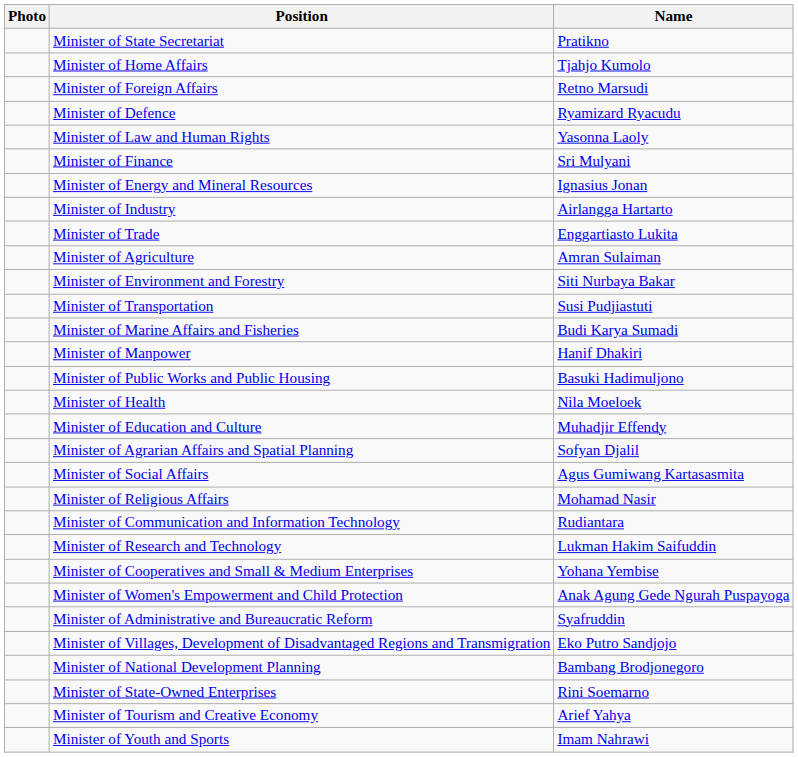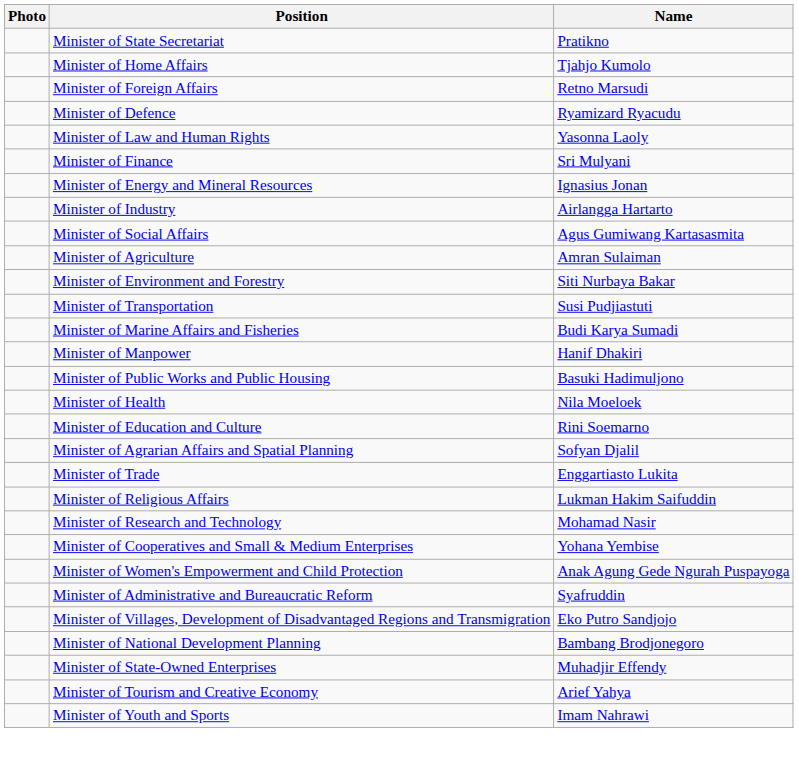rows swapped: (106, 233) <-> (131, 474)
(612, 426) Muhadjir Effendy -> (603, 426) Rini Soemarno
(607, 498) Mohamad Nasir -> (637, 498) Lukman Hakim Saifuddin
- row: (226, 522)
(637, 546) Lukman Hakim Saifuddin -> (607, 522) Mohamad Nasir
(603, 691) Rini Soemarno -> (612, 667) Muhadjir Effendy
